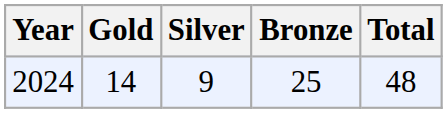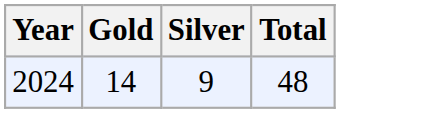- column: (306, 30)
